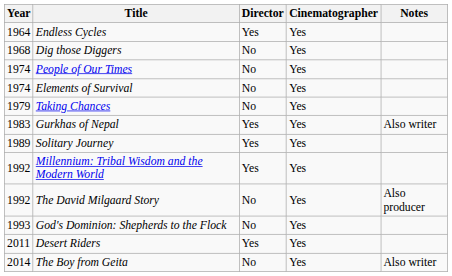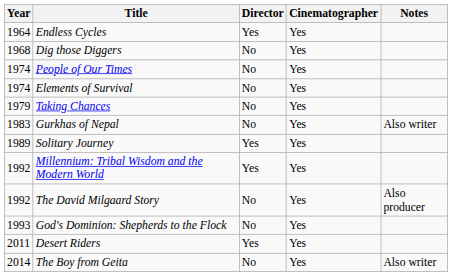(250, 124) Yes -> (249, 124) No
